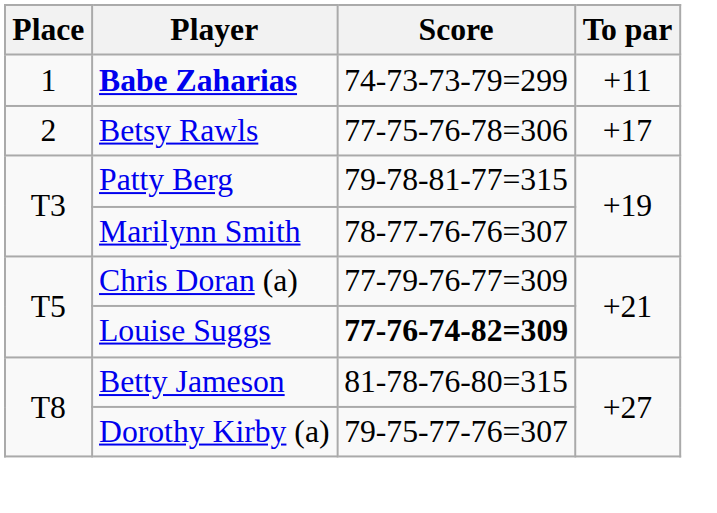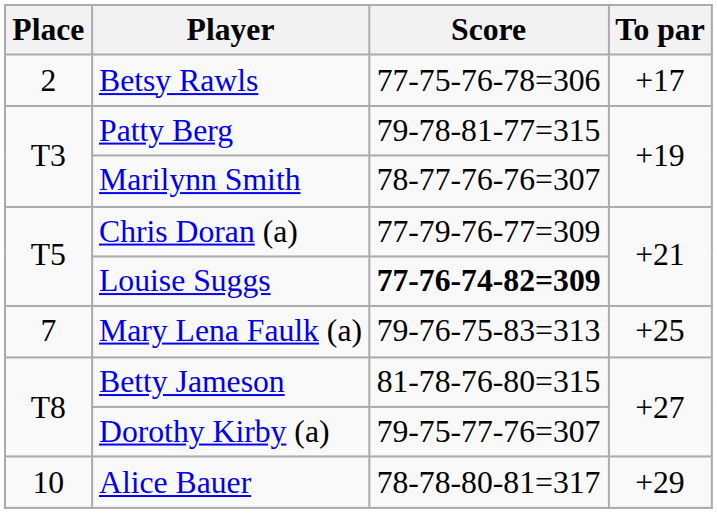- row: (198, 79)
+ row: (231, 331)
+ row: (175, 481)
